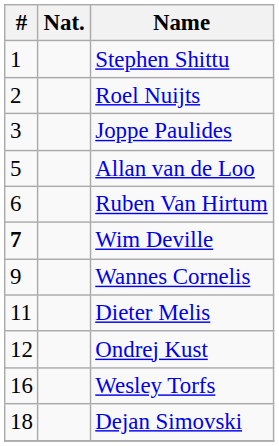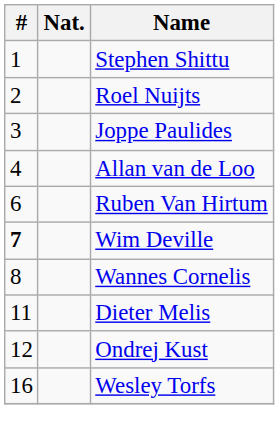(16, 167) 5 -> (16, 167) 4
(16, 276) 9 -> (16, 276) 8
- row: (169, 421)
